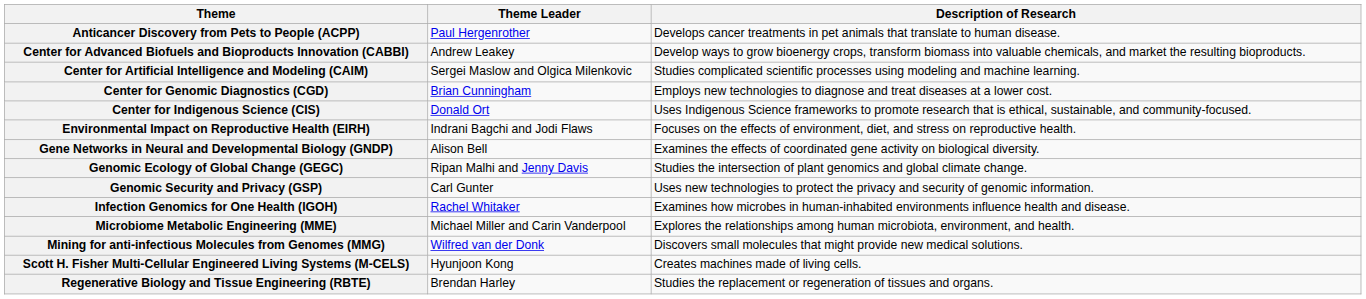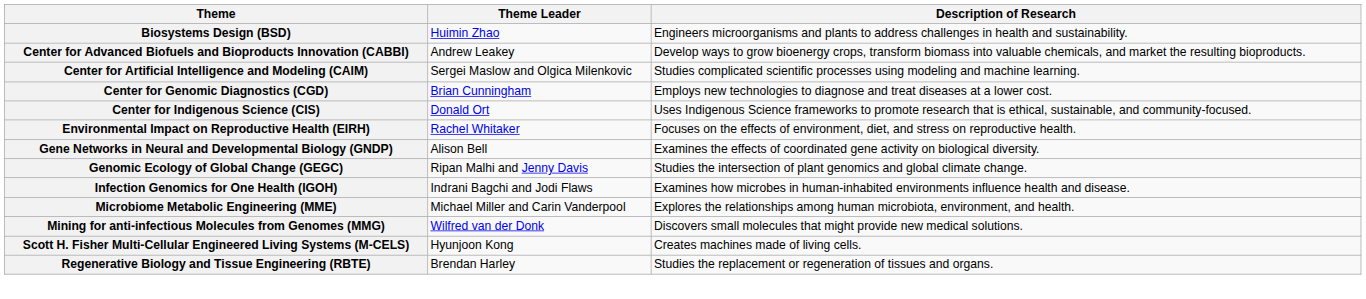- row: (216, 33)
+ row: (216, 33)
(512, 129) Indrani Bagchi and Jodi Flaws -> (475, 129) Rachel Whitaker
- row: (216, 187)
(475, 206) Rachel Whitaker -> (512, 187) Indrani Bagchi and Jodi Flaws
